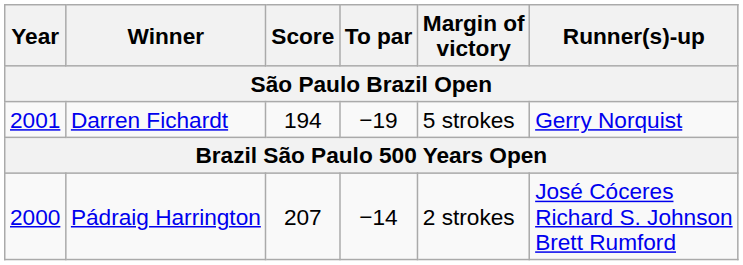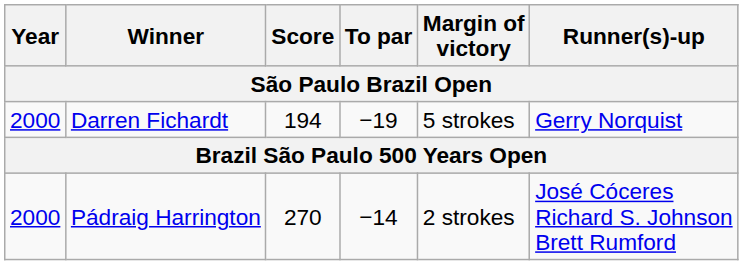(35, 120) 2001 -> (35, 120) 2000
(303, 217) 207 -> (303, 217) 270
